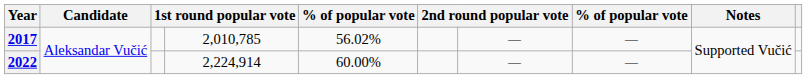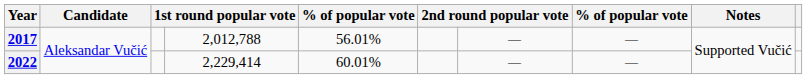(232, 39) 2,010,785 -> (232, 39) 2,012,788
(358, 39) 56.02% -> (358, 39) 56.01%
(232, 62) 2,224,914 -> (232, 62) 2,229,414
(358, 62) 60.00% -> (358, 62) 60.01%
